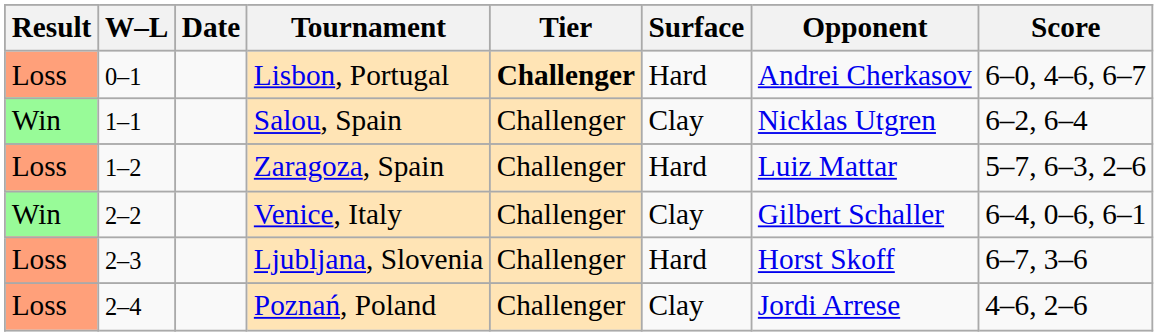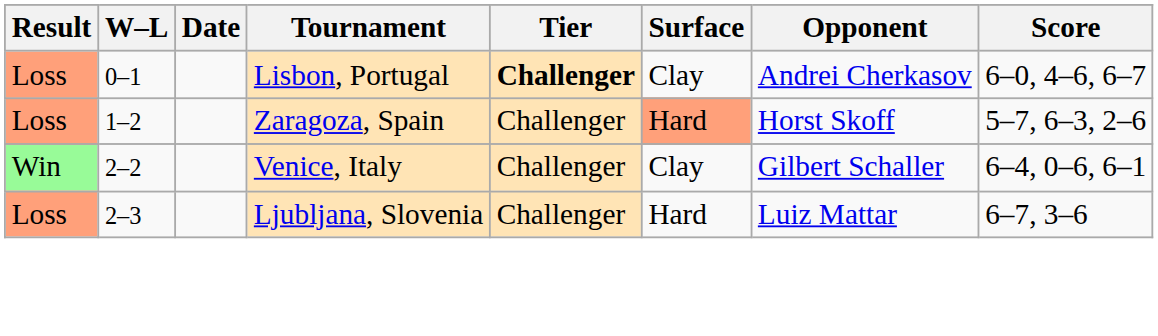(678, 74) Hard -> (676, 74) Clay
- row: (328, 120)
(678, 167) no background -> (678, 120) lightsalmon background
(827, 167) Luiz Mattar -> (826, 120) Horst Skoff
(826, 259) Horst Skoff -> (827, 213) Luiz Mattar
- row: (345, 306)
